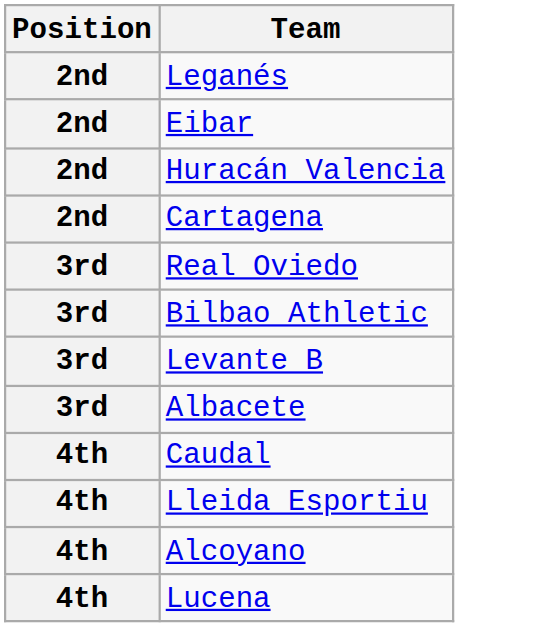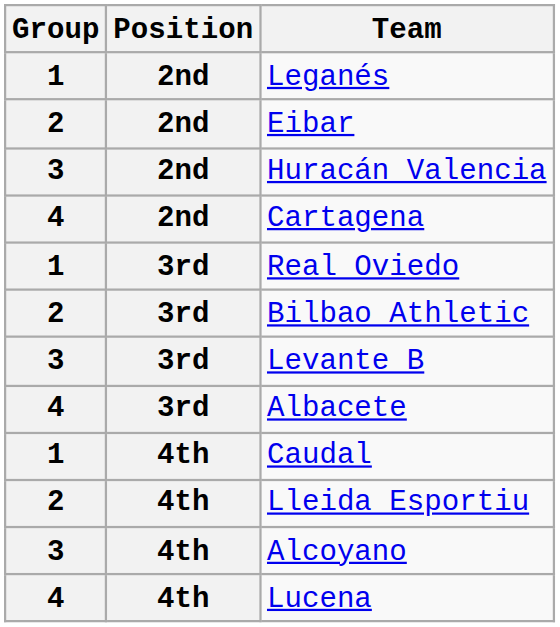+ column: (56, 29)
